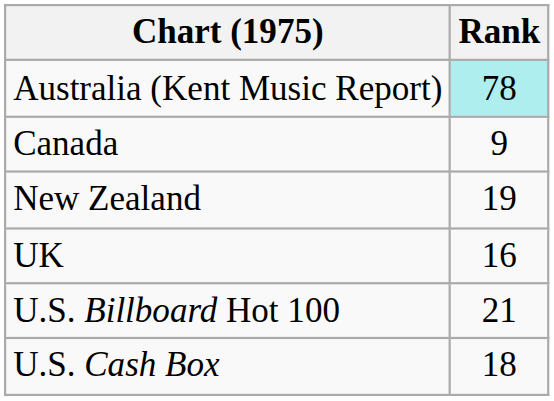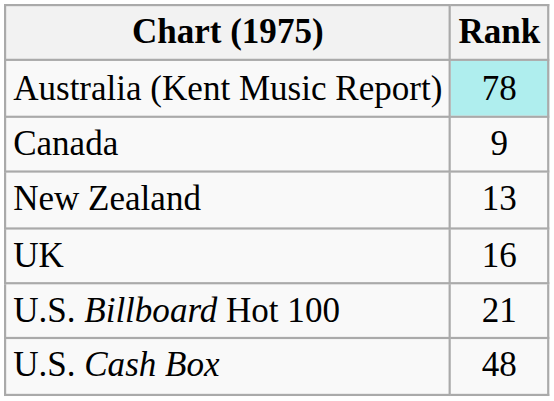(499, 198) 19 -> (499, 198) 13
(499, 365) 18 -> (499, 365) 48
